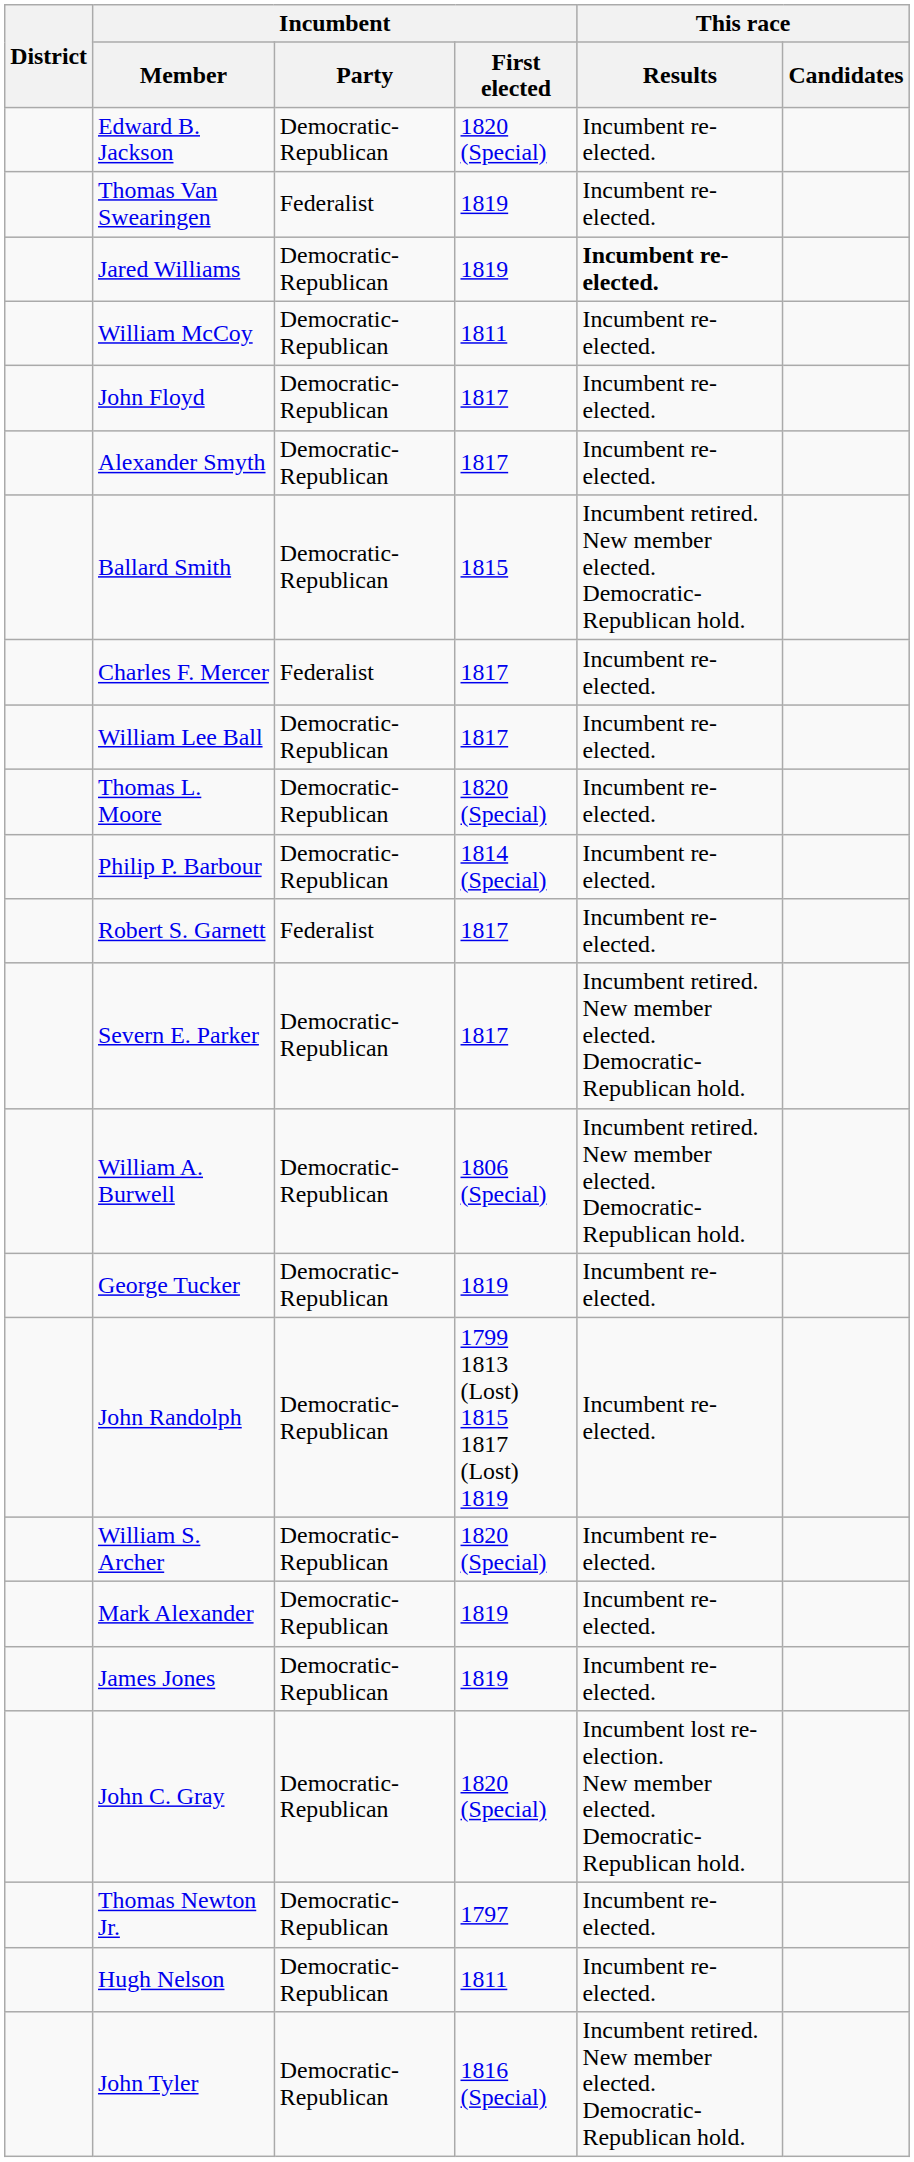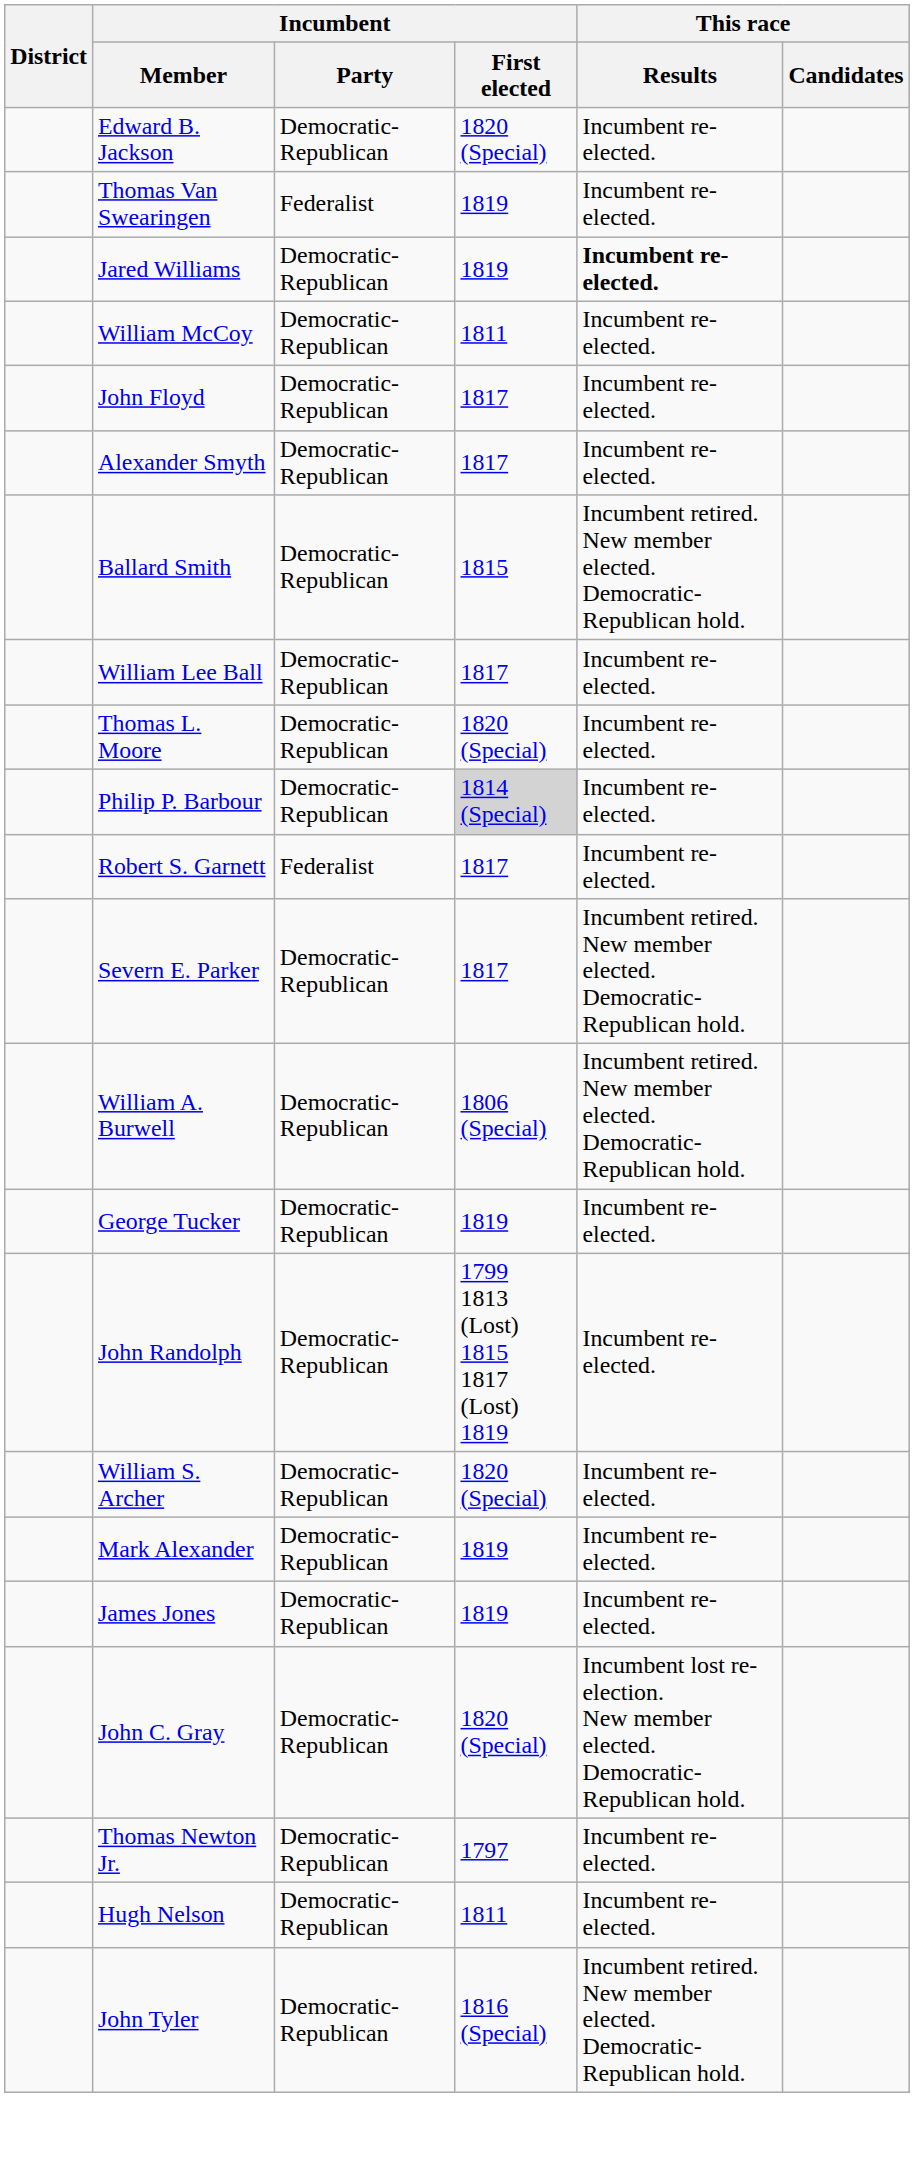- row: (183, 672)
(504, 865) no background -> (504, 801) lightgrey background
